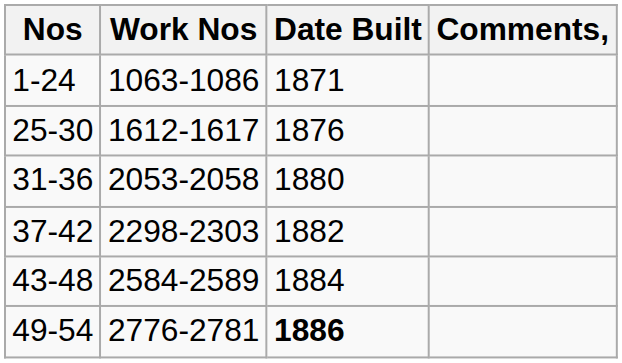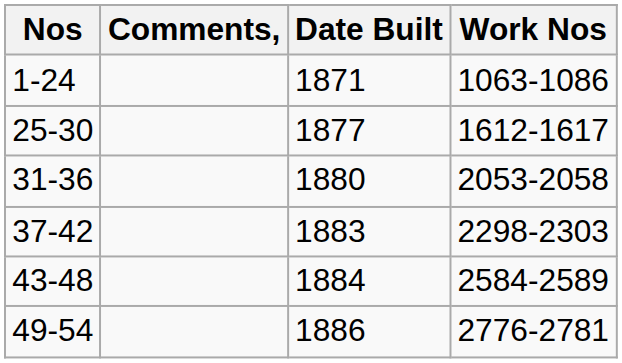columns swapped: (184, 29) <-> (523, 29)
(309, 130) 1876 -> (330, 130) 1877
(309, 230) 1882 -> (330, 230) 1883
(309, 331) bold -> (330, 331) normal
